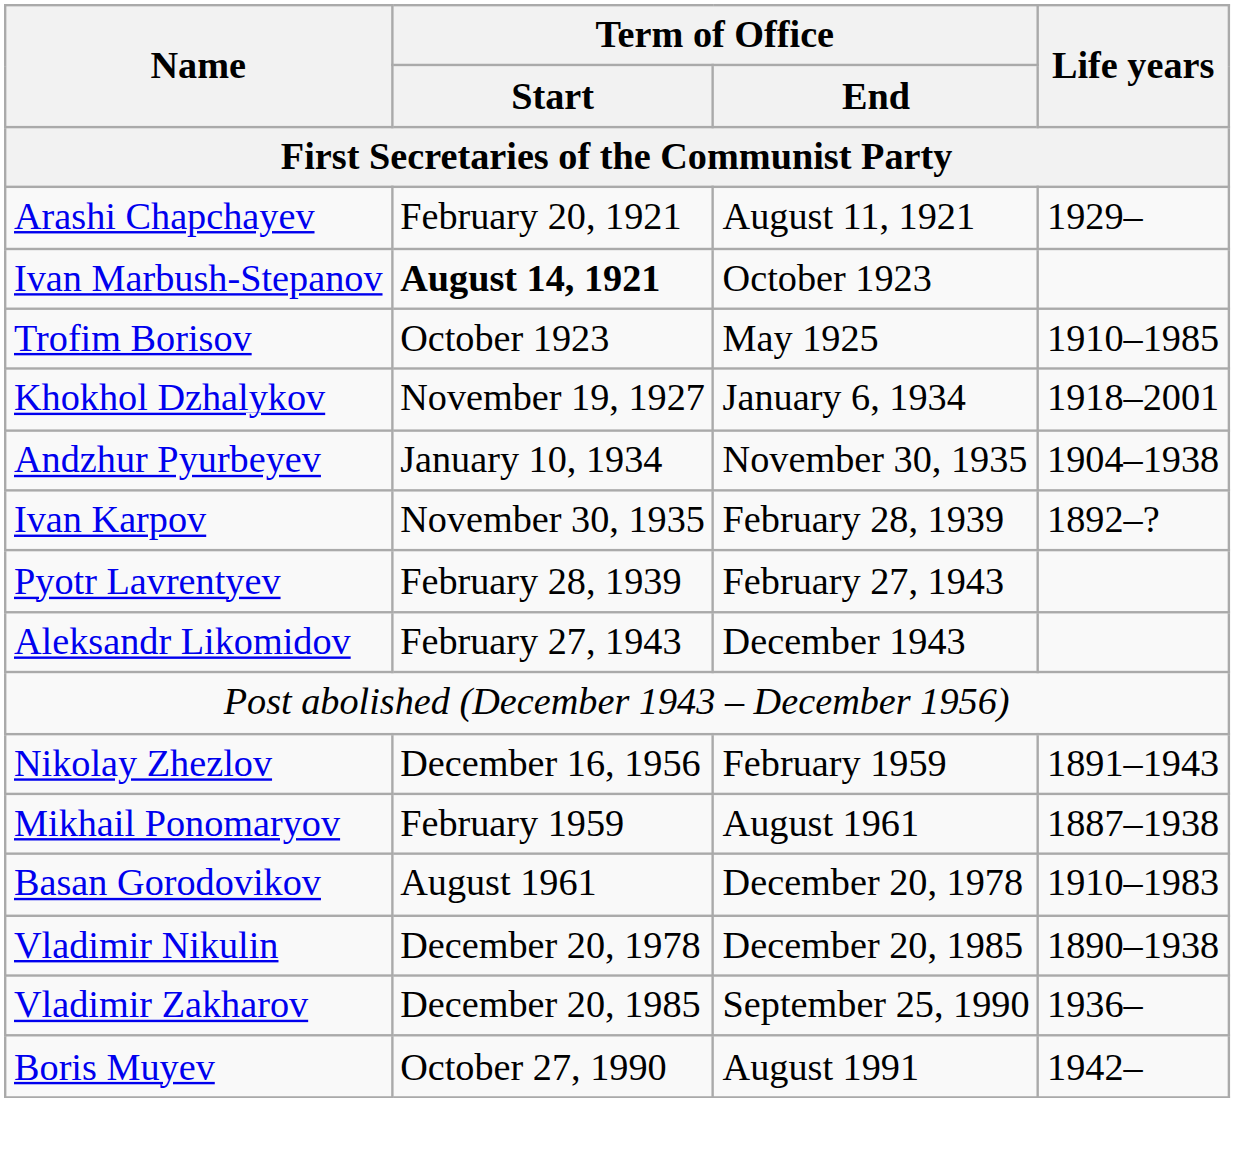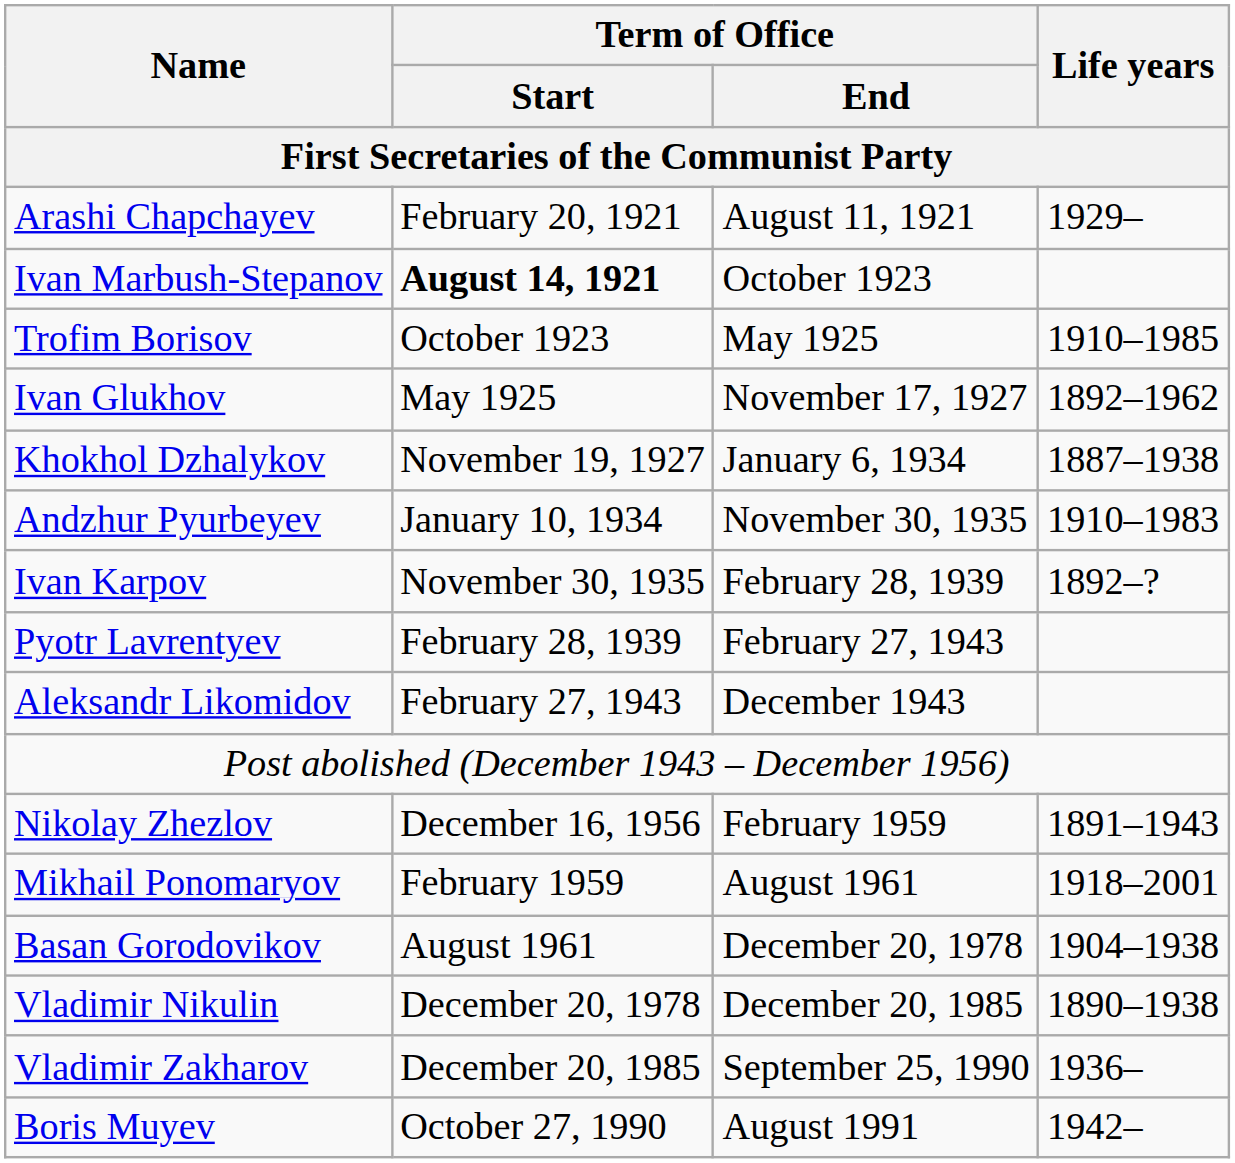+ row: (120, 398)
(1133, 398) 1918–2001 -> (1133, 459) 1887–1938
(1133, 459) 1904–1938 -> (1133, 519) 1910–1983
(1133, 823) 1887–1938 -> (1133, 883) 1918–2001
(1133, 883) 1910–1983 -> (1133, 944) 1904–1938
